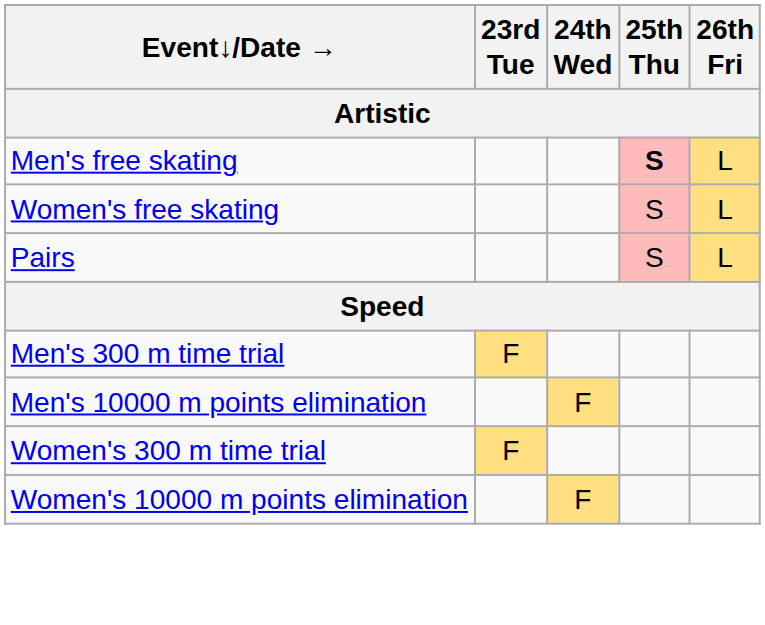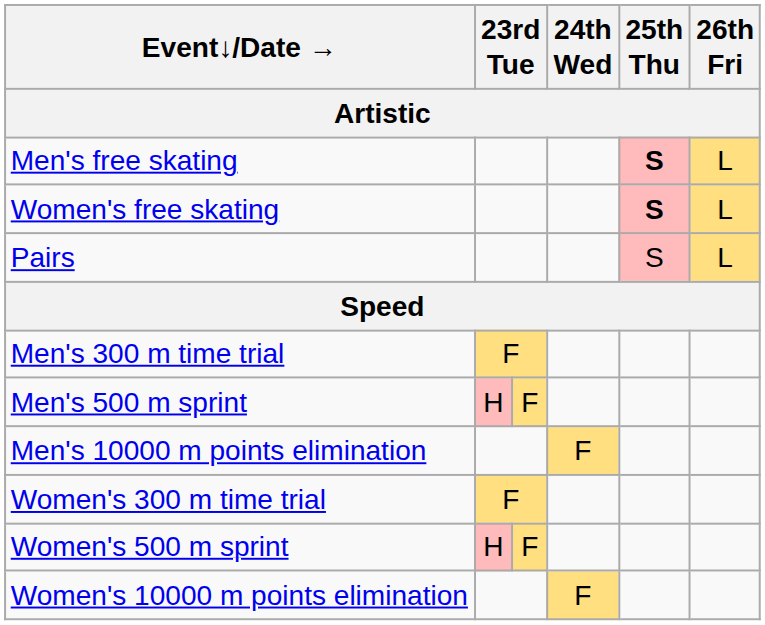(654, 209) normal -> (654, 209) bold
+ row: (129, 402)
+ row: (150, 547)
